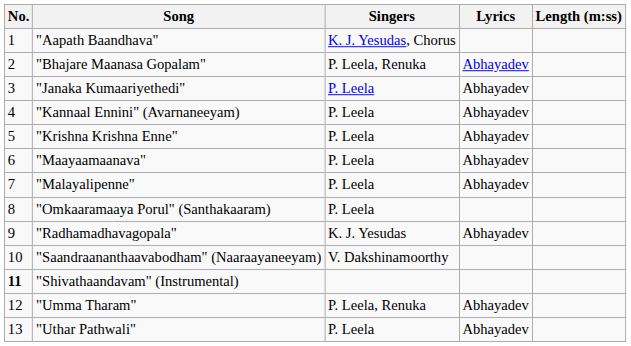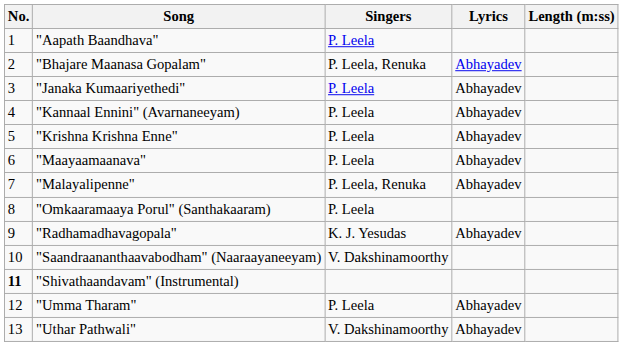(392, 40) K. J. Yesudas, Chorus -> (351, 40) P. Leela
(351, 185) P. Leela -> (377, 185) P. Leela, Renuka
(377, 305) P. Leela, Renuka -> (351, 305) P. Leela
(351, 329) P. Leela -> (388, 329) V. Dakshinamoorthy
